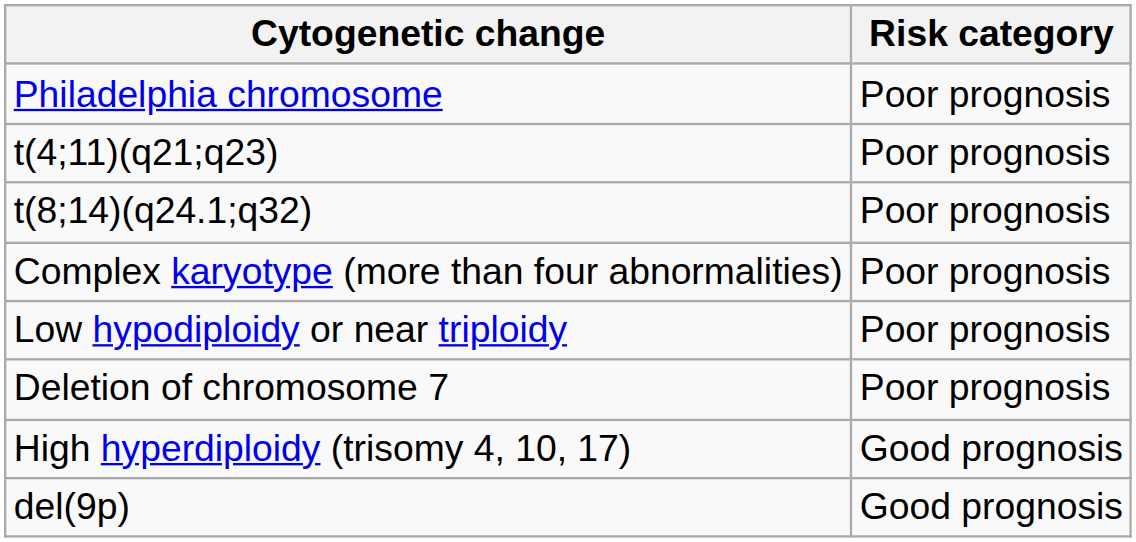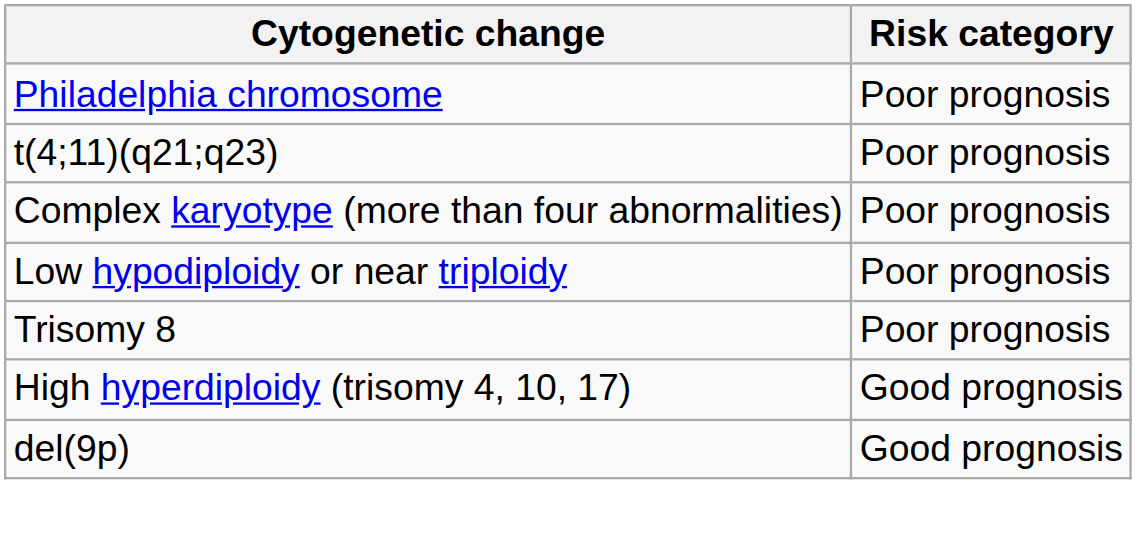- row: (163, 211)
- row: (231, 388)
+ row: (95, 329)
